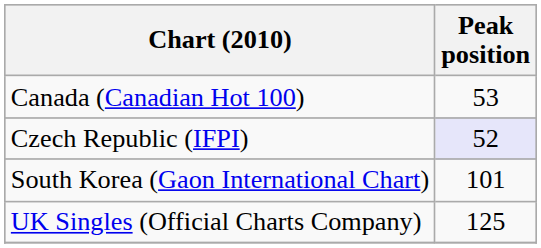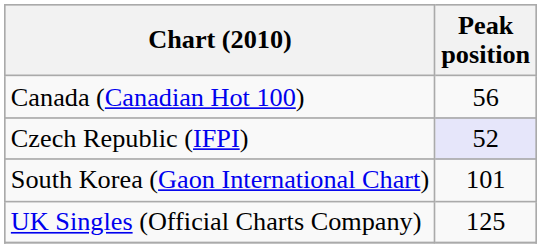(486, 96) 53 -> (486, 96) 56
